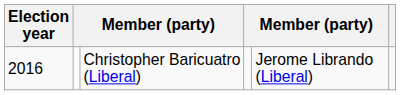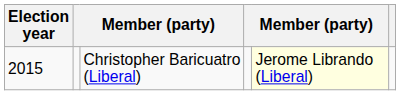(26, 68) 2016 -> (26, 68) 2015
(314, 68) no background -> (314, 68) lightyellow background
